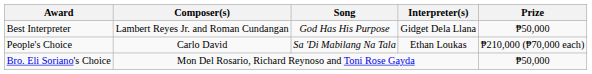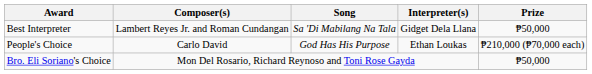(345, 28) God Has His Purpose -> (345, 28) Sa 'Di Mabilang Na Tala
(345, 45) Sa 'Di Mabilang Na Tala -> (345, 45) God Has His Purpose
